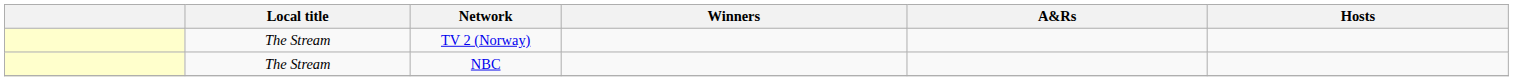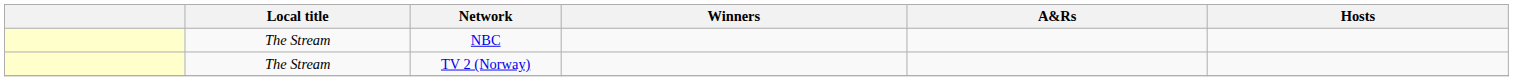rows swapped: (486, 40) <-> (486, 64)
